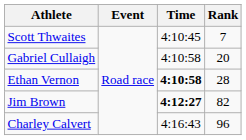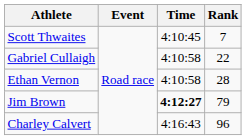(223, 58) 20 -> (223, 58) 22
(181, 80) bold -> (181, 80) normal
(223, 102) 82 -> (223, 102) 79
